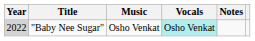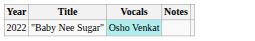- column: (134, 12)
(17, 28) lightgrey background -> (17, 28) no background
